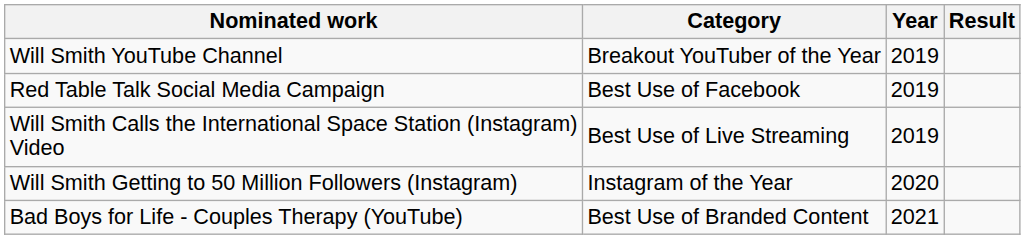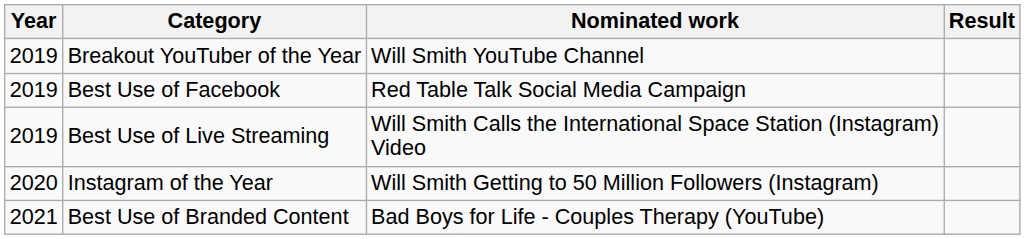columns swapped: (915, 21) <-> (294, 21)
